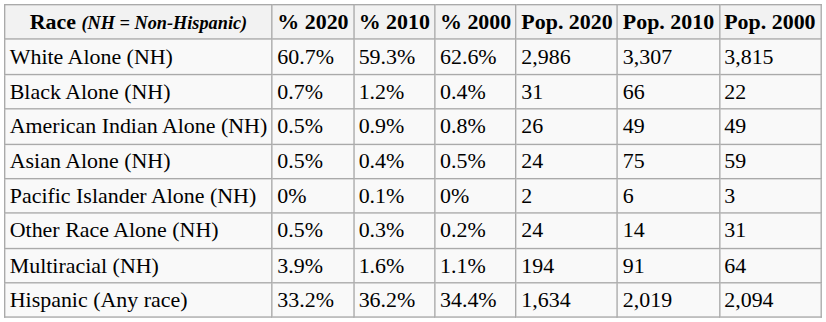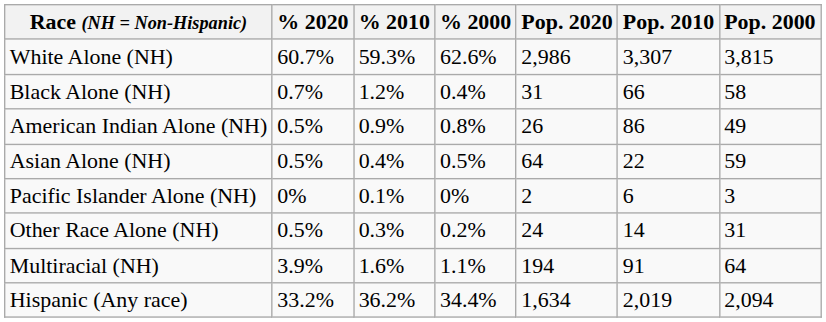(735, 91) 22 -> (735, 91) 58
(634, 126) 49 -> (634, 126) 86
(532, 160) 24 -> (532, 160) 64
(634, 160) 75 -> (634, 160) 22
